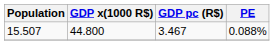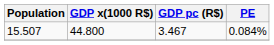(248, 31) 0.088% -> (248, 31) 0.084%
